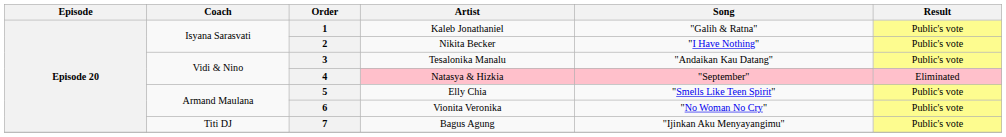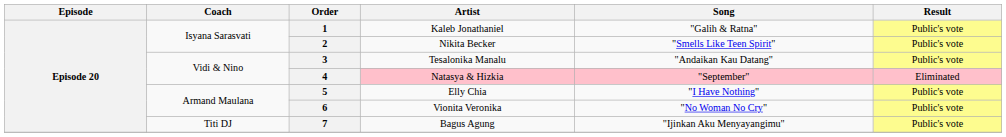(724, 44) "I Have Nothing" -> (724, 44) "Smells Like Teen Spirit"
(724, 92) "Smells Like Teen Spirit" -> (724, 92) "I Have Nothing"
